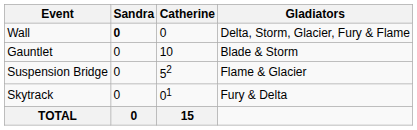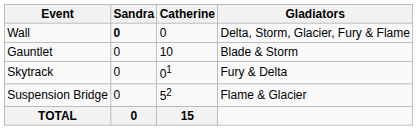rows swapped: (30, 95) <-> (58, 72)
